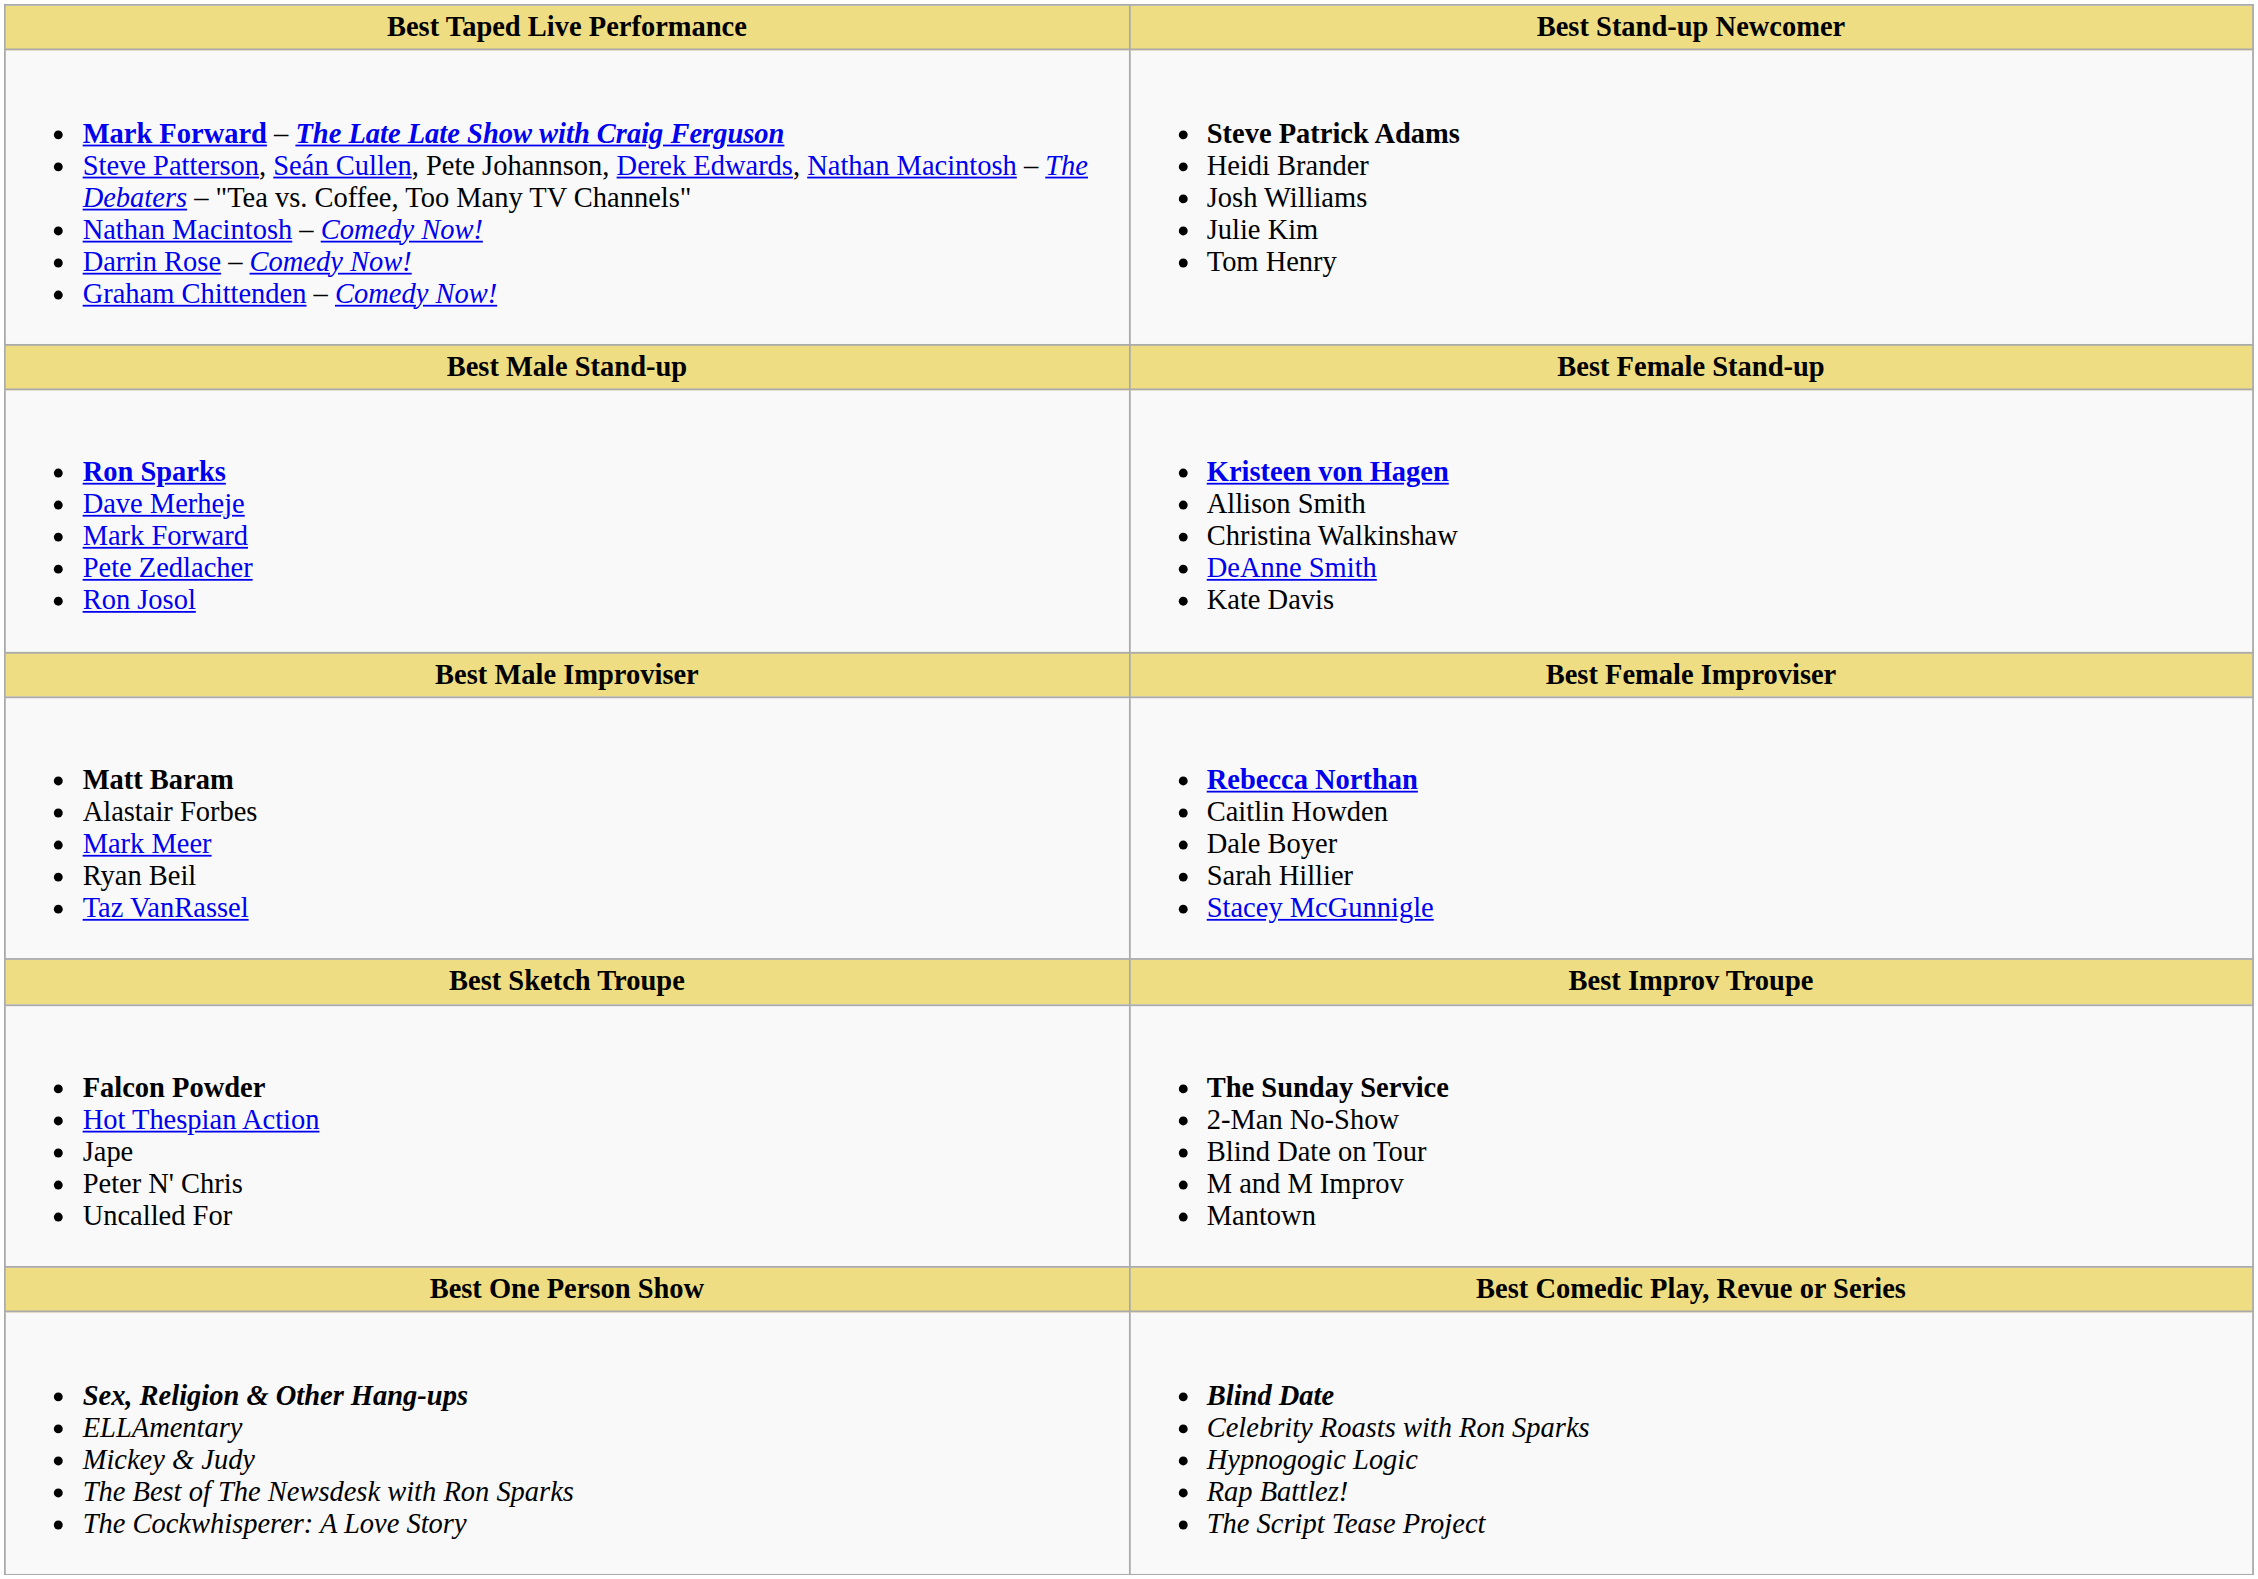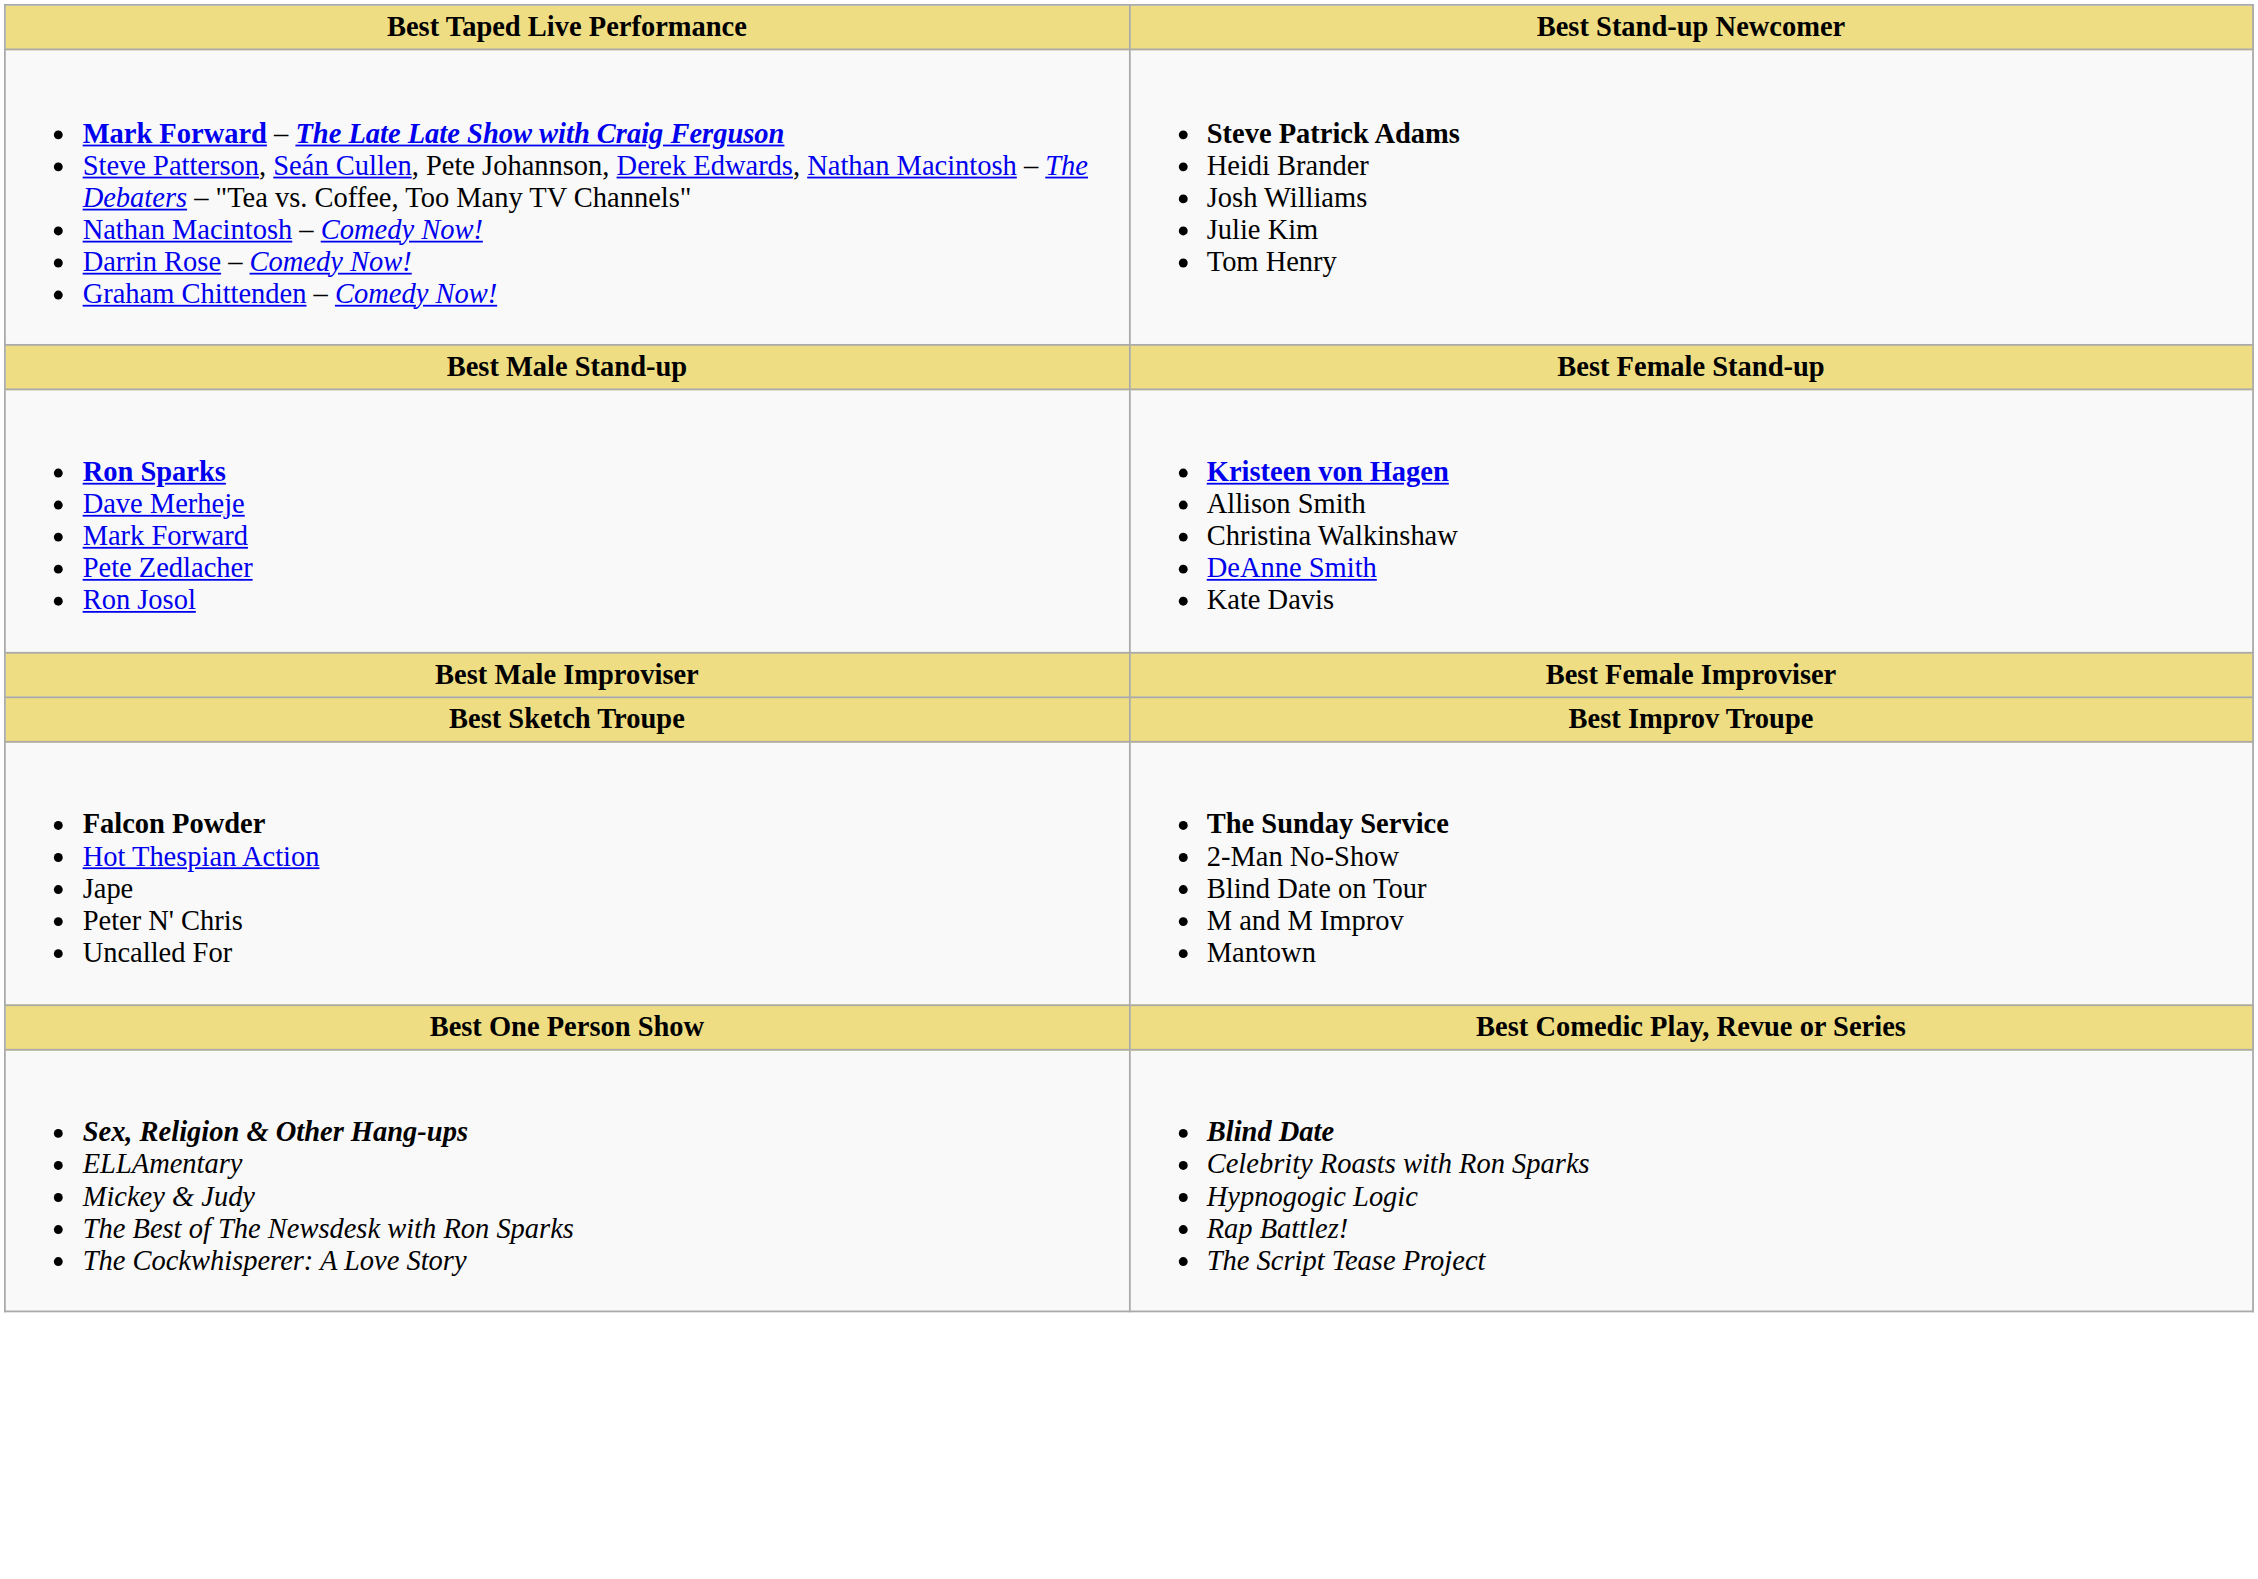- row: (567, 844)
